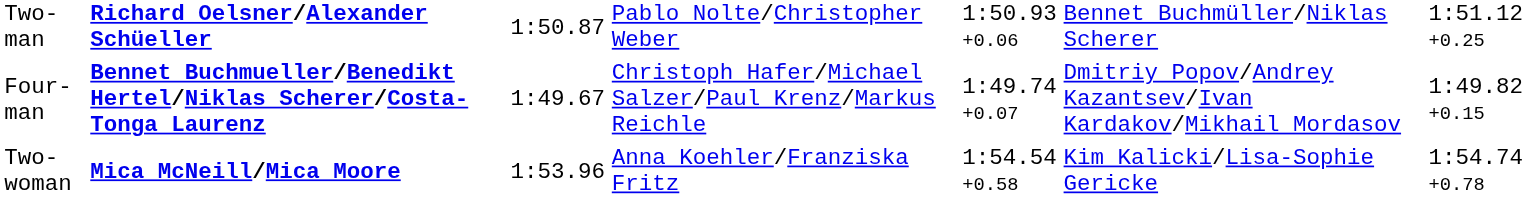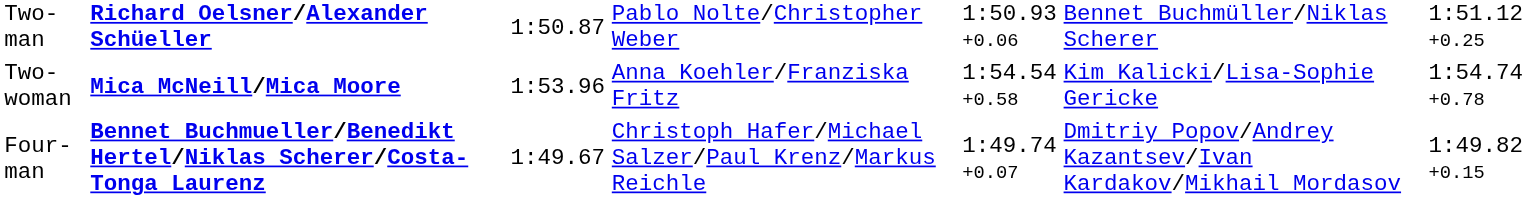rows swapped: (38, 99) <-> (38, 171)
